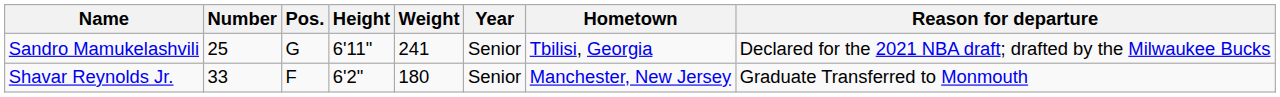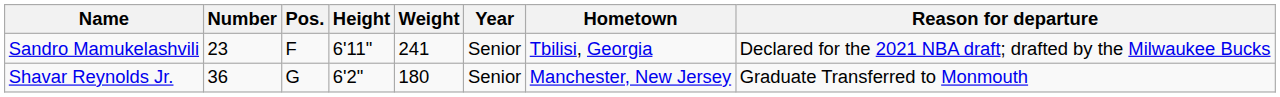(218, 48) 25 -> (218, 48) 23
(293, 48) G -> (291, 48) F
(218, 77) 33 -> (218, 77) 36
(291, 77) F -> (293, 77) G
